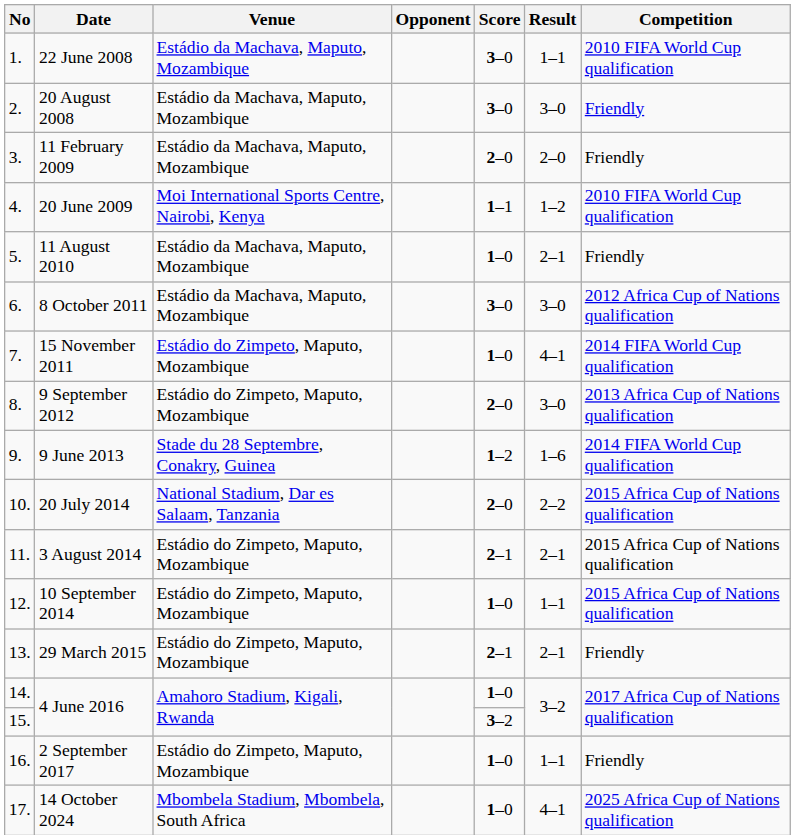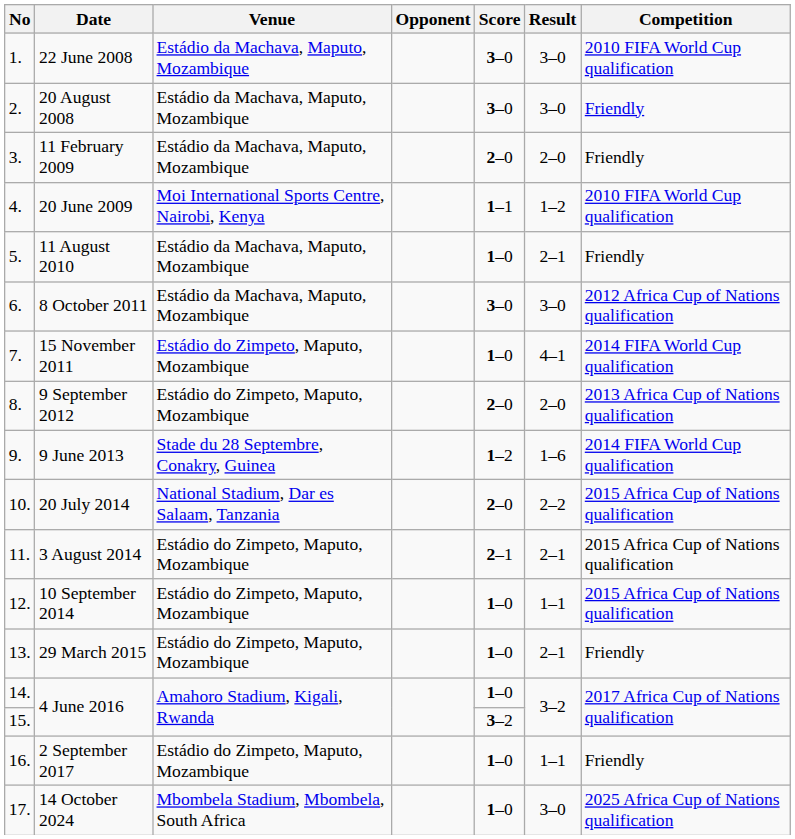(553, 57) 1–1 -> (553, 57) 3–0
(553, 404) 3–0 -> (553, 404) 2–0
(500, 652) 2–1 -> (500, 652) 1–0
(553, 809) 4–1 -> (553, 809) 3–0
